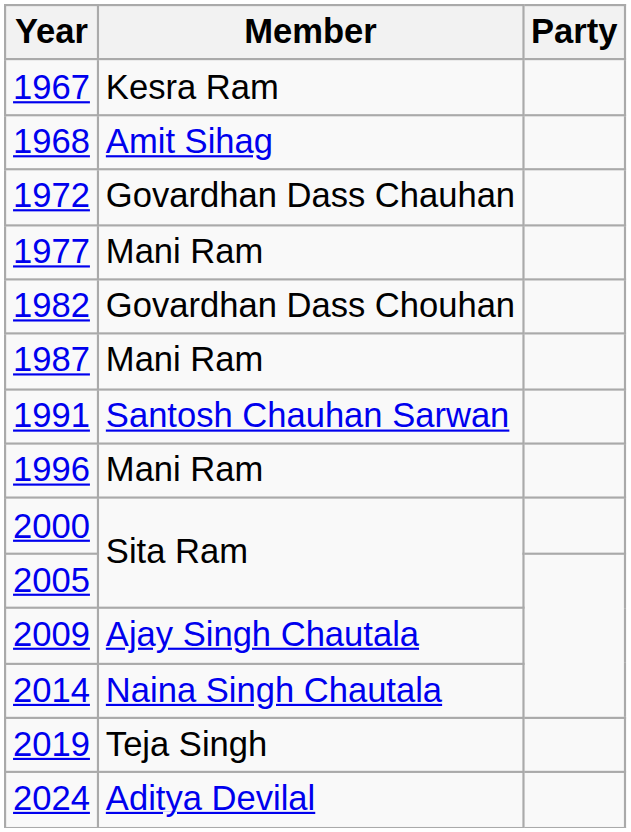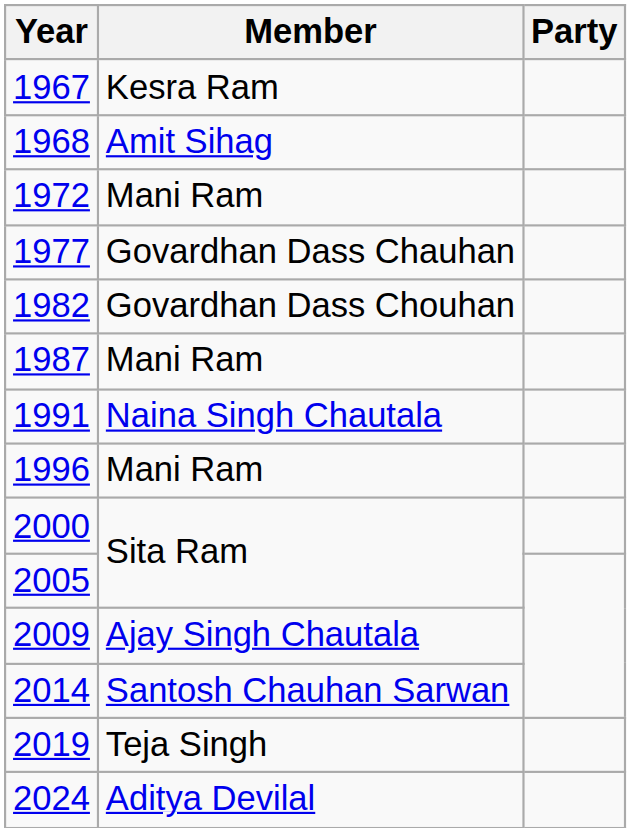(310, 196) Govardhan Dass Chauhan -> (185, 196) Mani Ram
(185, 251) Mani Ram -> (310, 251) Govardhan Dass Chauhan
(308, 415) Santosh Chauhan Sarwan -> (274, 415) Naina Singh Chautala
(274, 689) Naina Singh Chautala -> (308, 689) Santosh Chauhan Sarwan
